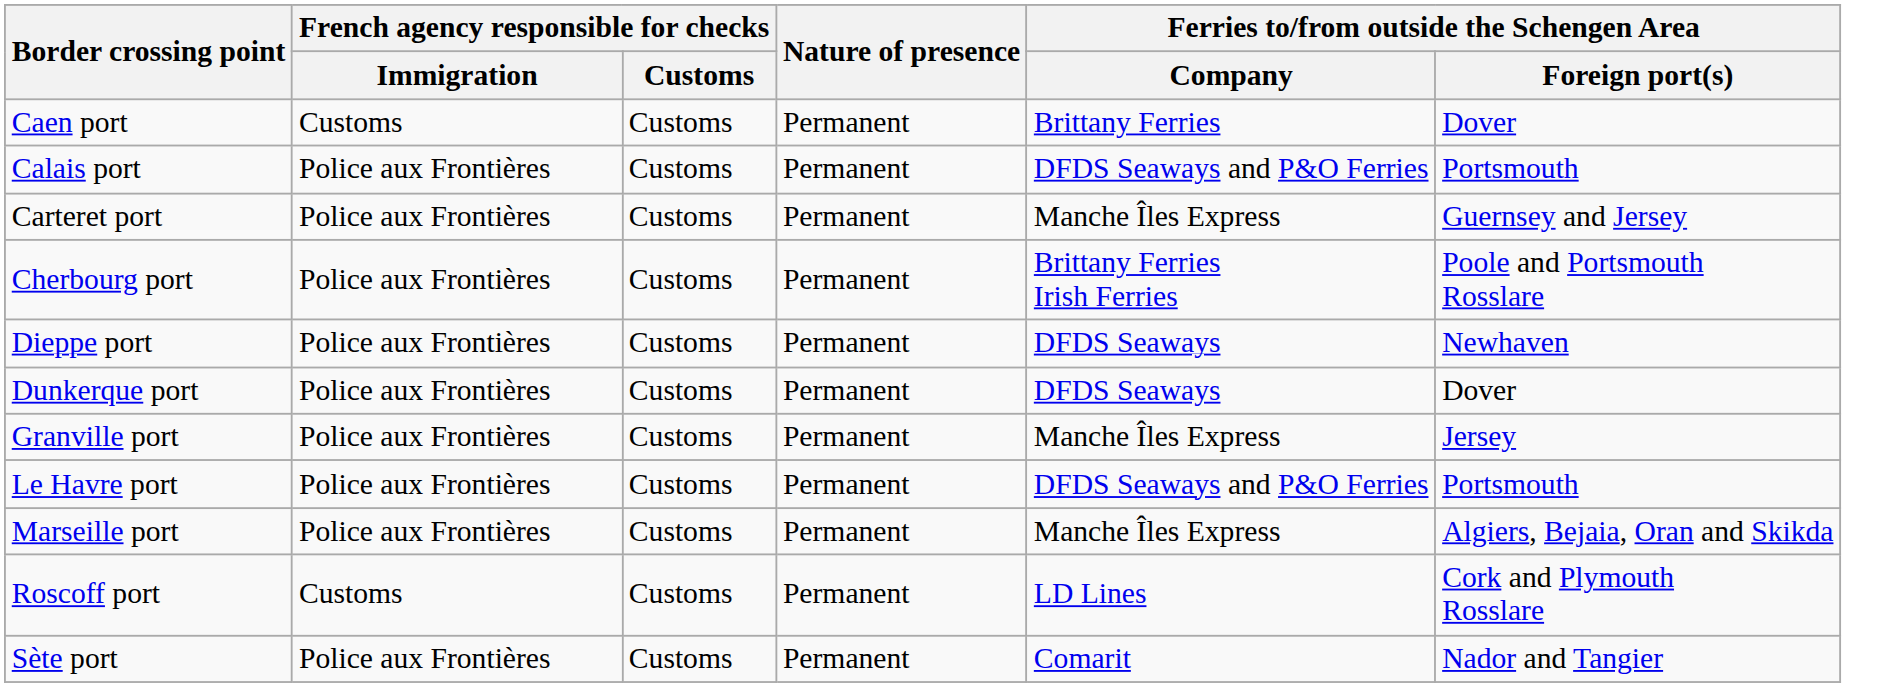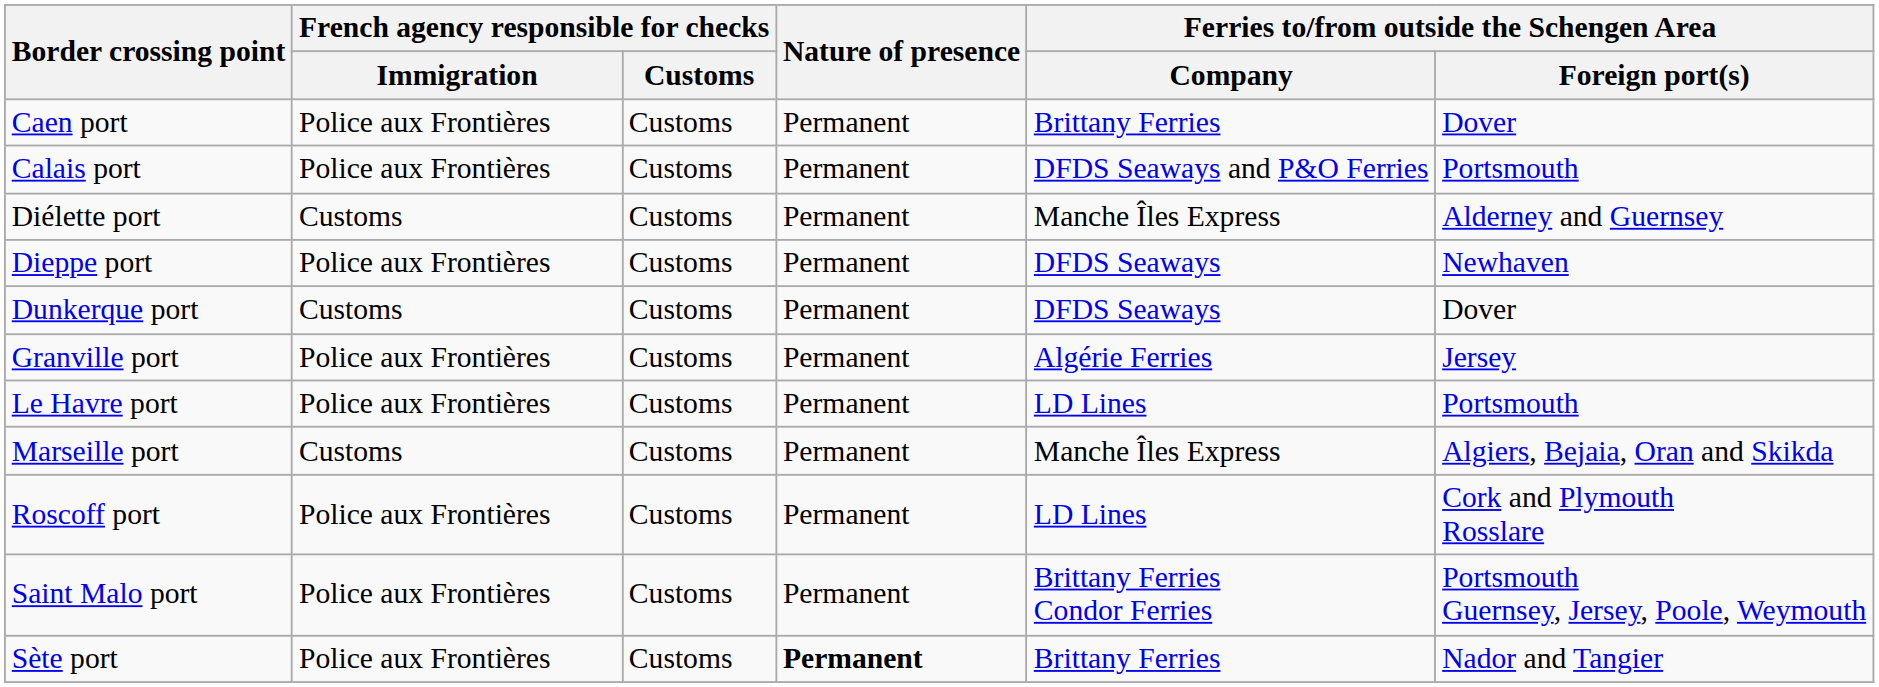(351, 121) Customs -> (425, 121) Police aux Frontières
- row: (87, 215)
- row: (102, 279)
+ row: (86, 215)
(425, 389) Police aux Frontières -> (351, 309) Customs
(1157, 436) Manche Îles Express -> (1123, 356) Algérie Ferries
(1231, 483) DFDS Seaways and P&O Ferries -> (1090, 403) LD Lines
(425, 530) Police aux Frontières -> (351, 450) Customs
(351, 594) Customs -> (425, 514) Police aux Frontières
+ row: (105, 594)
(846, 657) normal -> (853, 657) bold
(1082, 657) Comarit -> (1127, 657) Brittany Ferries
